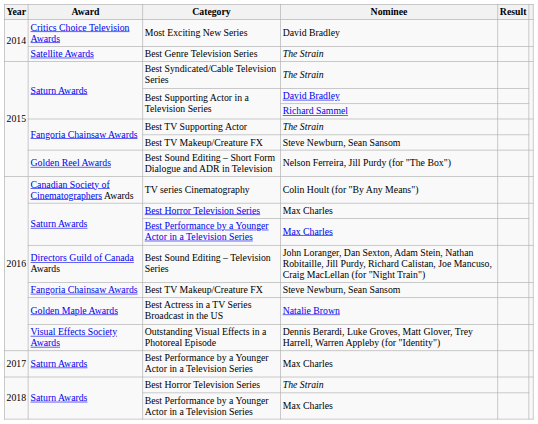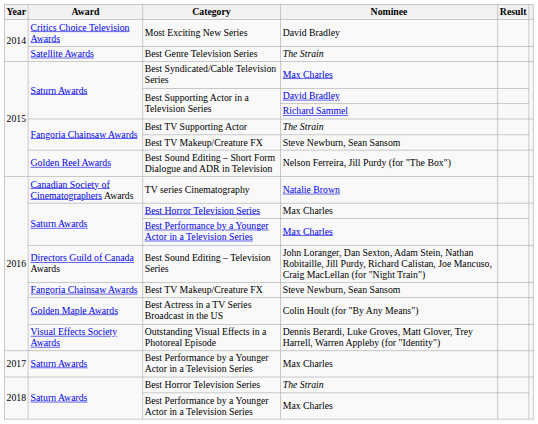(303, 75) The Strain -> (308, 75) Max Charles
(351, 189) Colin Hoult (for "By Any Means") -> (311, 189) Natalie Brown
(311, 311) Natalie Brown -> (351, 311) Colin Hoult (for "By Any Means")
